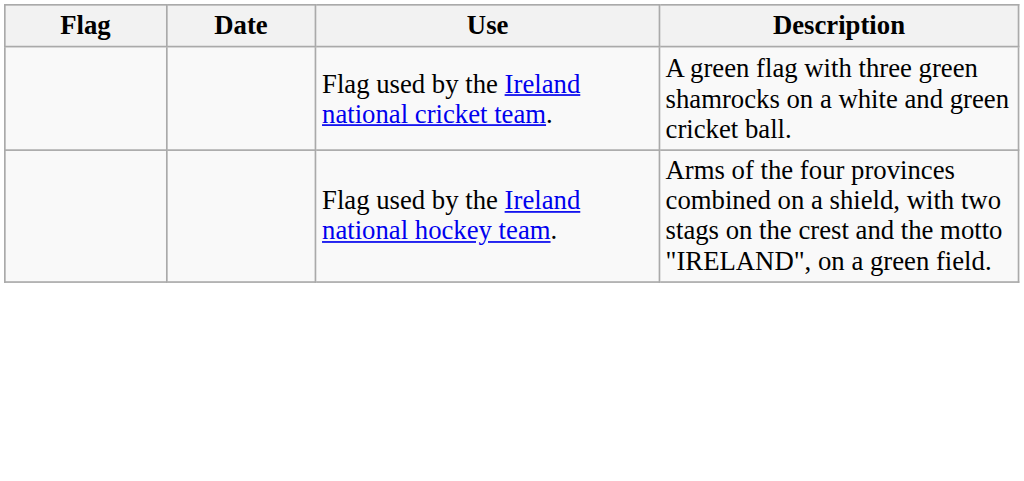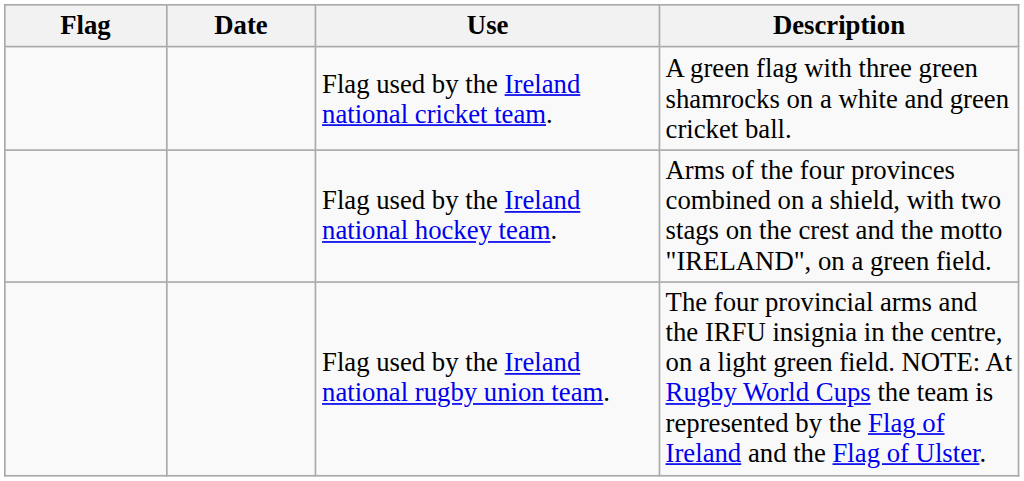+ row: (466, 378)
